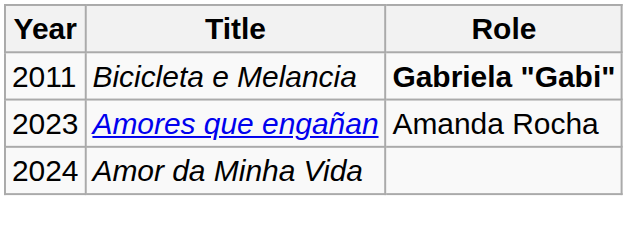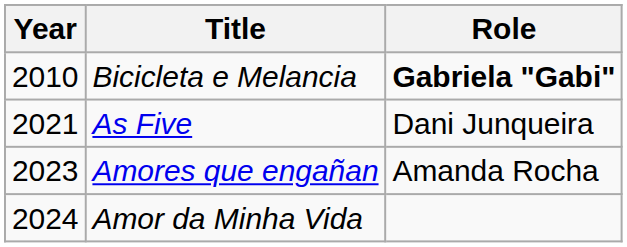(44, 76) 2011 -> (45, 76) 2010
+ row: (142, 124)
